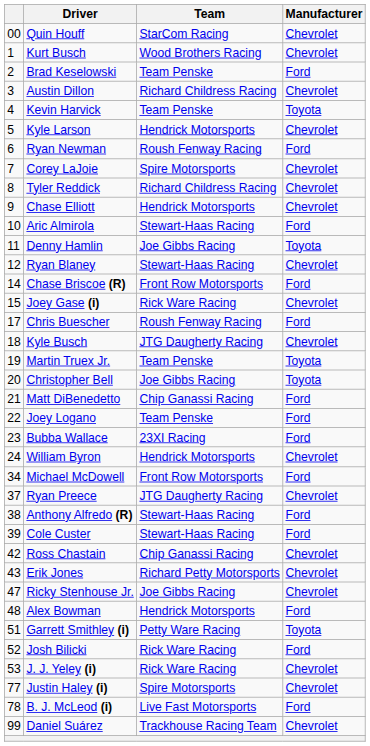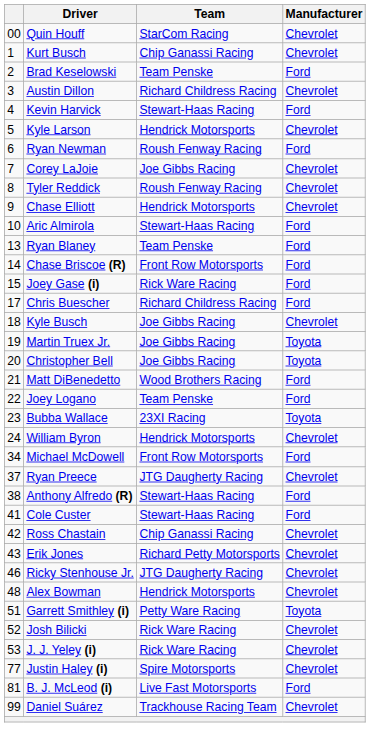(200, 53) Wood Brothers Racing -> (196, 53) Chip Ganassi Racing
(176, 110) Team Penske -> (197, 110) Stewart-Haas Racing
(303, 110) Toyota -> (298, 110) Ford
(187, 168) Spire Motorsports -> (187, 168) Joe Gibbs Racing
(208, 187) Richard Childress Racing -> (201, 187) Roush Fenway Racing
- row: (65, 245)
(14, 264) 12 -> (14, 245) 13
(197, 264) Stewart-Haas Racing -> (176, 245) Team Penske
(312, 264) Chevrolet -> (298, 245) Ford
(312, 303) Chevrolet -> (298, 284) Ford
(201, 322) Roush Fenway Racing -> (208, 303) Richard Childress Racing
(201, 341) JTG Daugherty Racing -> (187, 322) Joe Gibbs Racing
(176, 361) Team Penske -> (187, 341) Joe Gibbs Racing
(196, 399) Chip Ganassi Racing -> (200, 380) Wood Brothers Racing
(298, 438) Ford -> (303, 418) Toyota
(14, 534) 39 -> (14, 515) 41
(14, 592) 47 -> (14, 572) 46
(187, 592) Joe Gibbs Racing -> (201, 572) JTG Daugherty Racing
(298, 611) Ford -> (312, 592) Chevrolet
(298, 649) Ford -> (312, 630) Chevrolet
(14, 707) 78 -> (14, 688) 81
